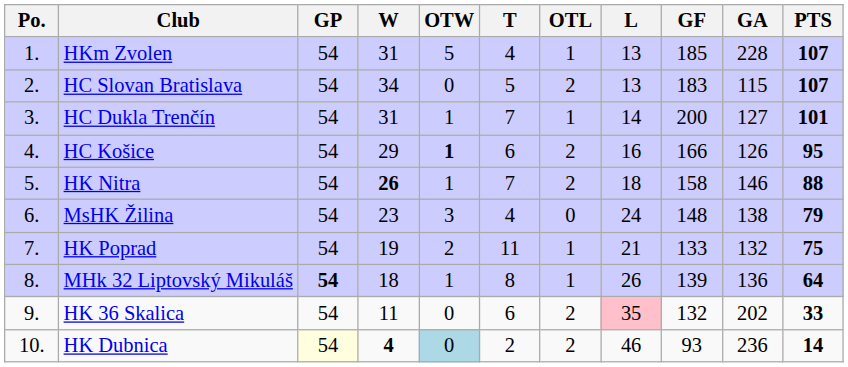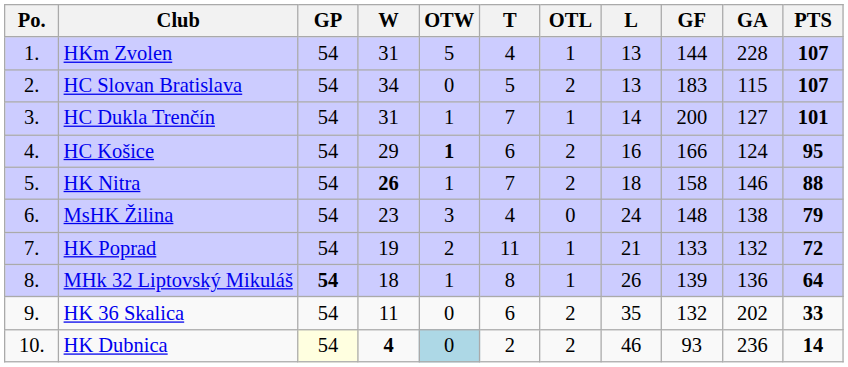(692, 53) 185 -> (692, 53) 144
(752, 150) 126 -> (752, 150) 124
(813, 248) 75 -> (813, 248) 72
(631, 313) pink background -> (631, 313) no background
